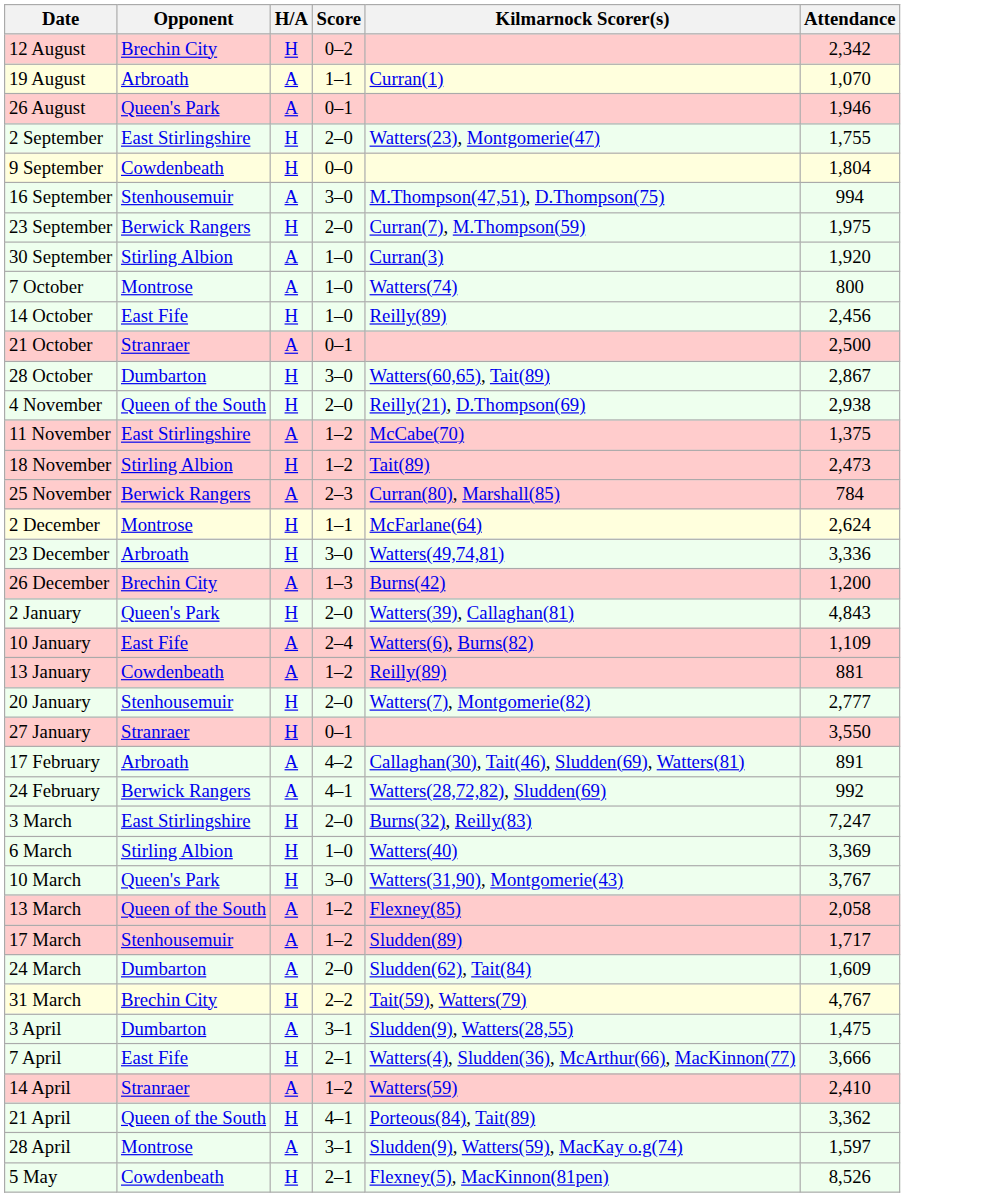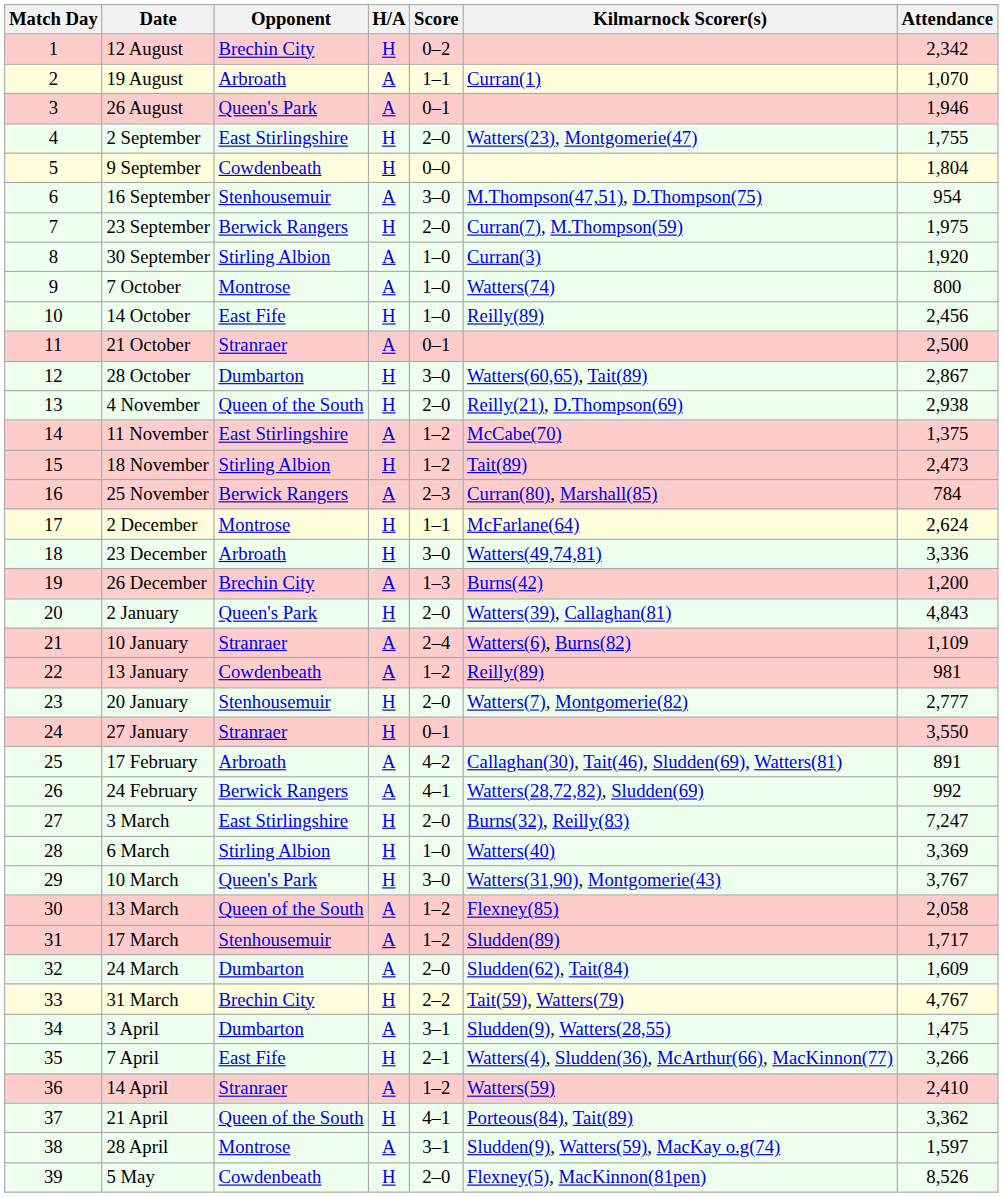+ column: (53, 19)
(850, 197) 994 -> (947, 197) 954
(155, 642) East Fife -> (253, 642) Stranraer
(850, 672) 881 -> (947, 672) 981
(850, 1058) 3,666 -> (947, 1058) 3,266
(339, 1177) 2–1 -> (436, 1177) 2–0
